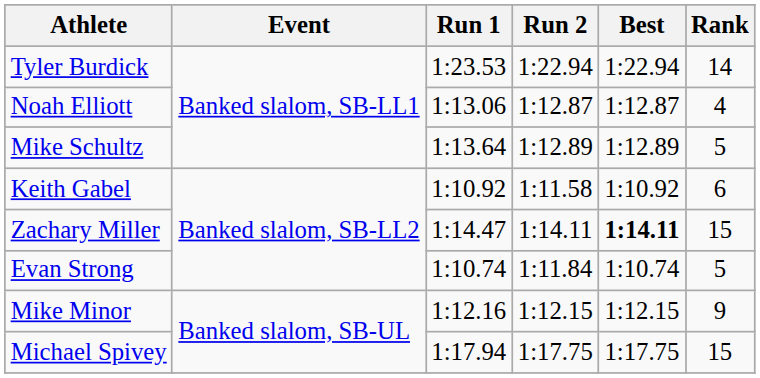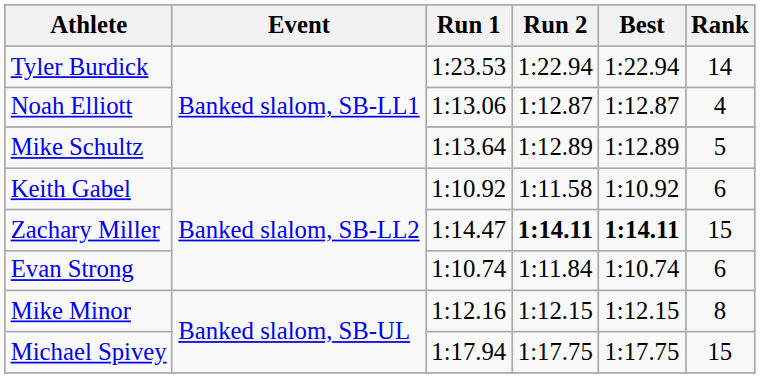(555, 229) normal -> (555, 229) bold
(720, 270) 5 -> (720, 270) 6
(720, 311) 9 -> (720, 311) 8
